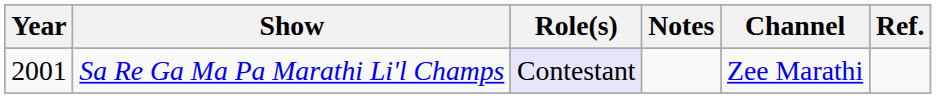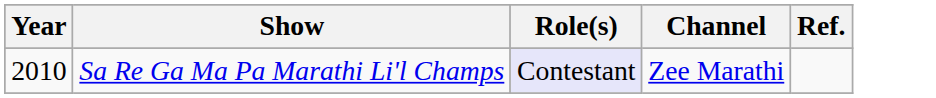- column: (681, 26)
(39, 70) 2001 -> (39, 70) 2010
